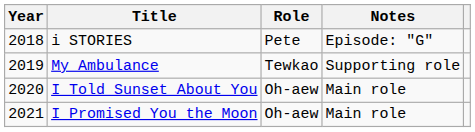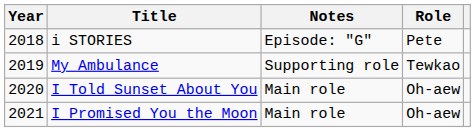columns swapped: (292, 17) <-> (393, 17)
